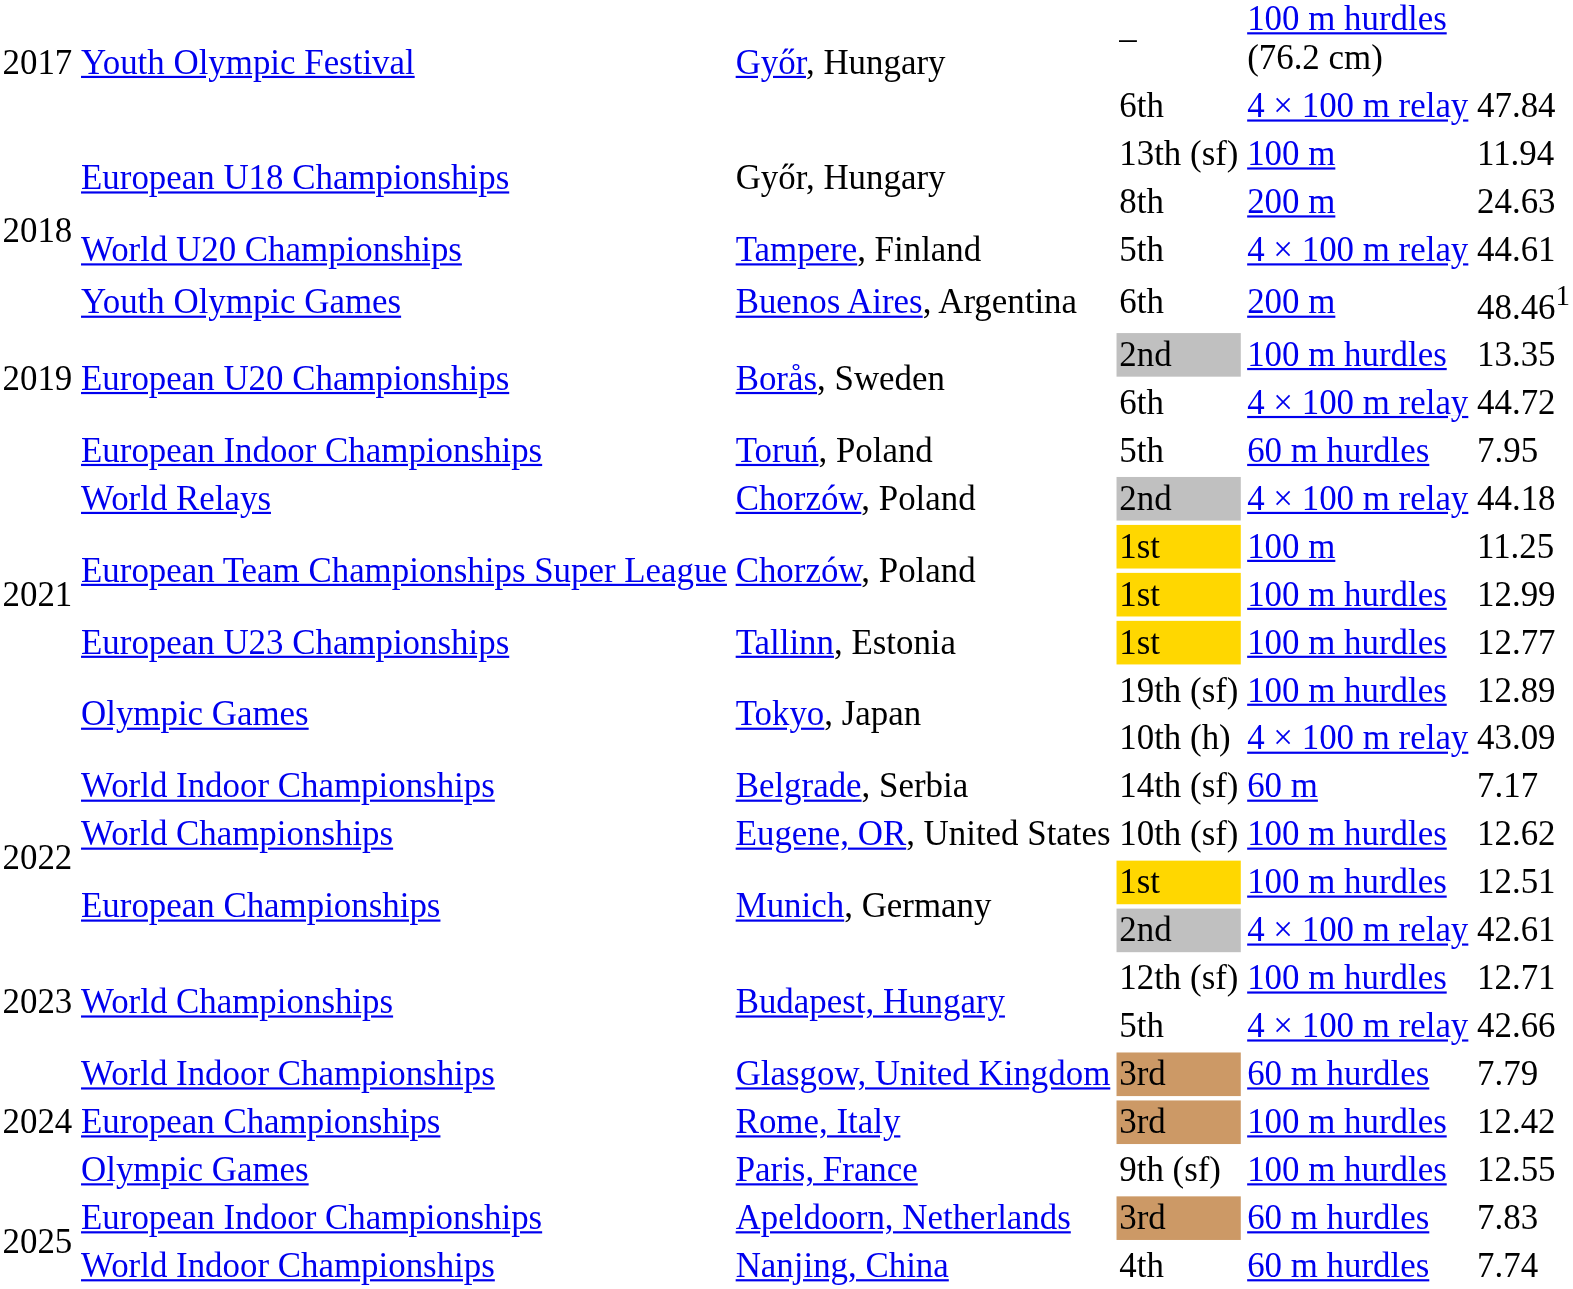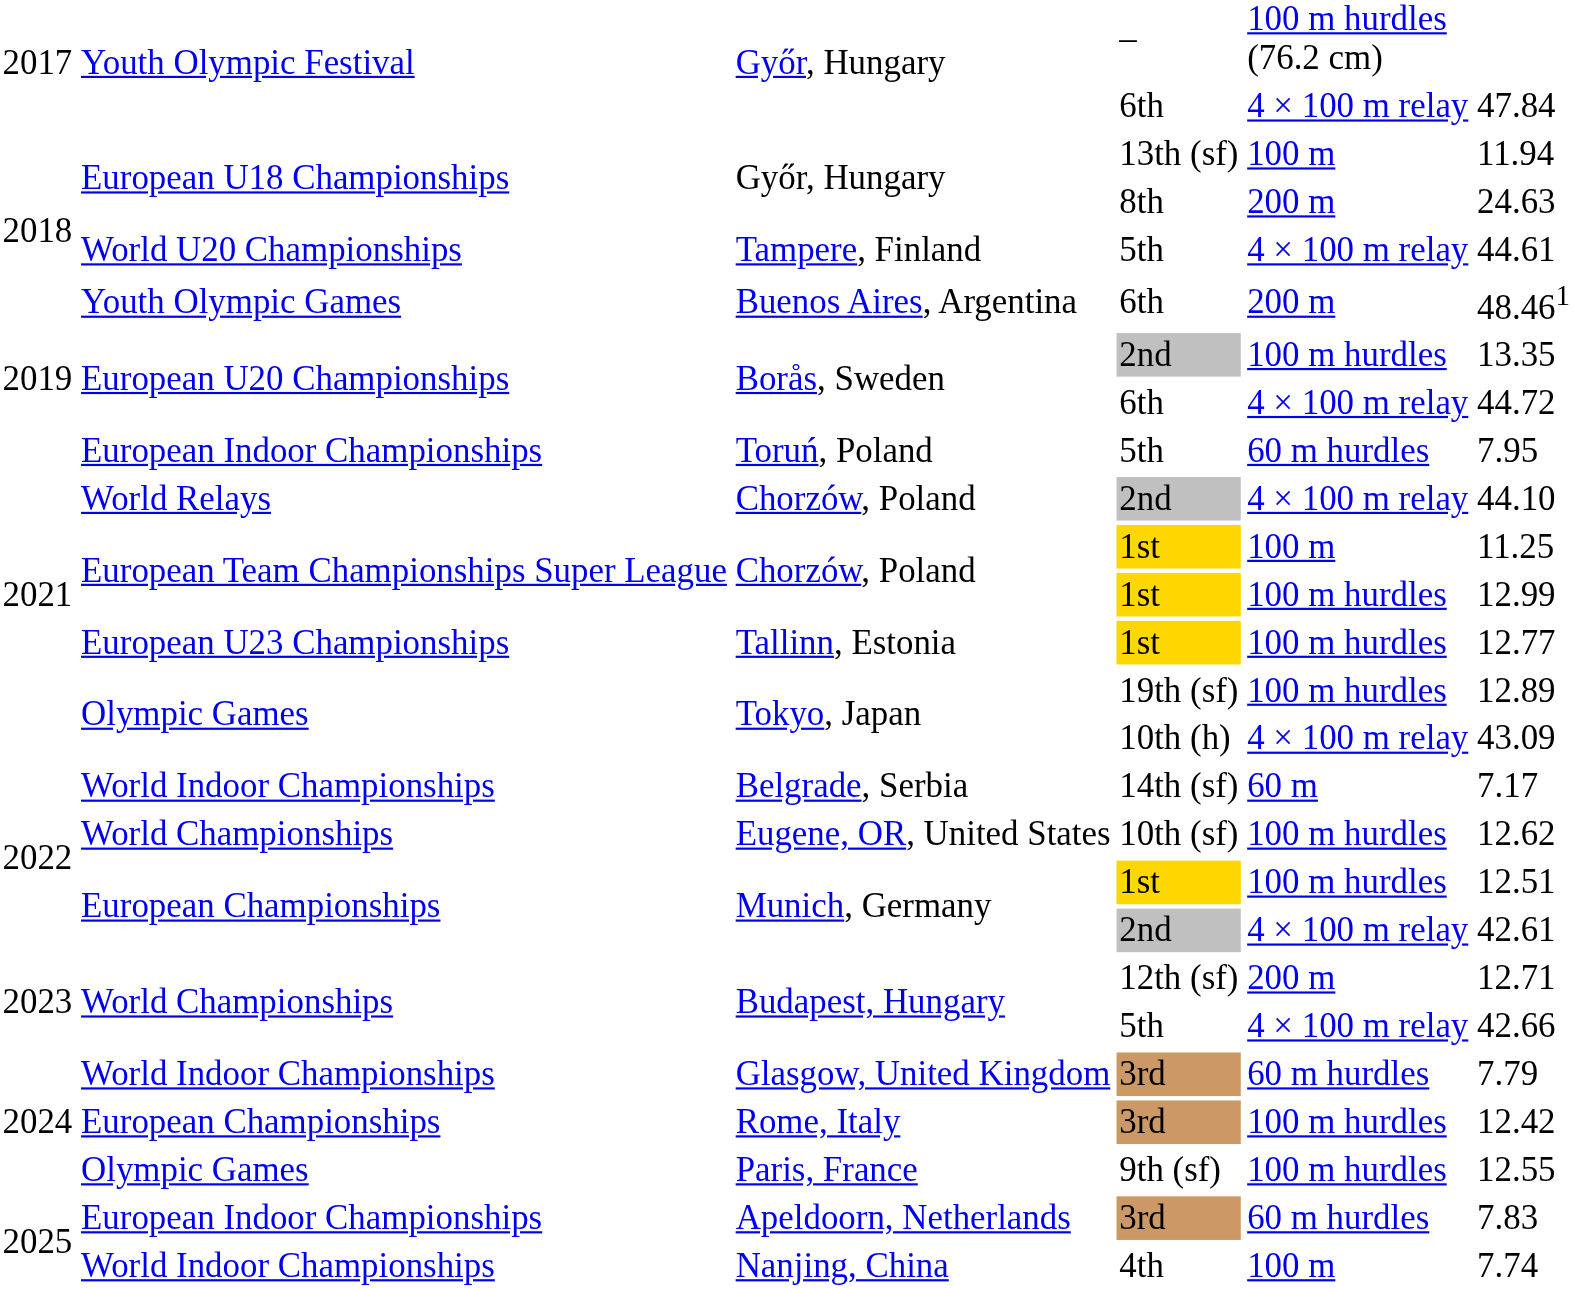(1516, 498) 44.18 -> (1516, 498) 44.10
(1347, 978) 100 m hurdles -> (1291, 978) 200 m
(1338, 1266) 60 m hurdles -> (1291, 1266) 100 m
